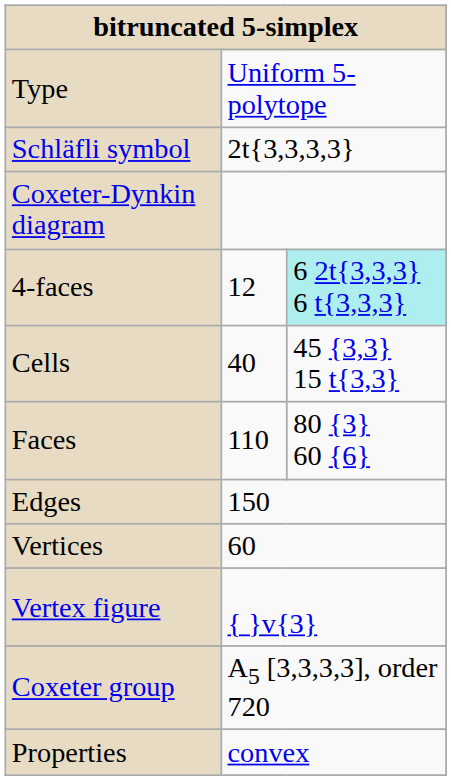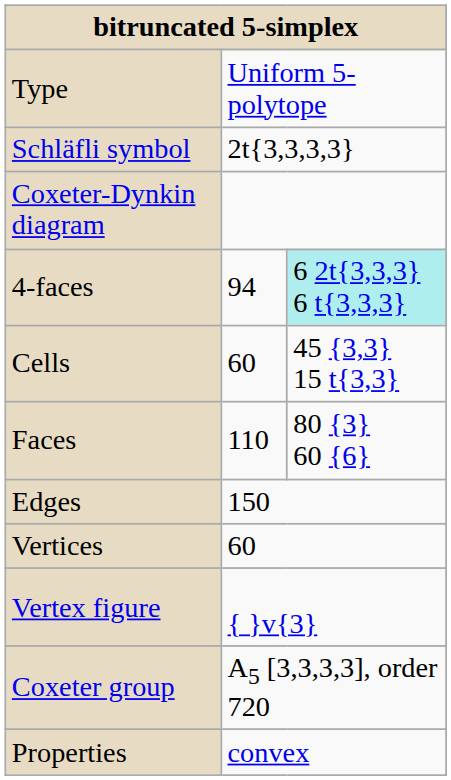(242, 286) 12 -> (242, 286) 94
(242, 363) 40 -> (242, 363) 60
